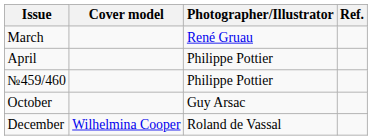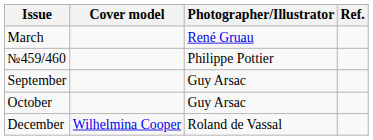- row: (22, 59)
+ row: (37, 80)
